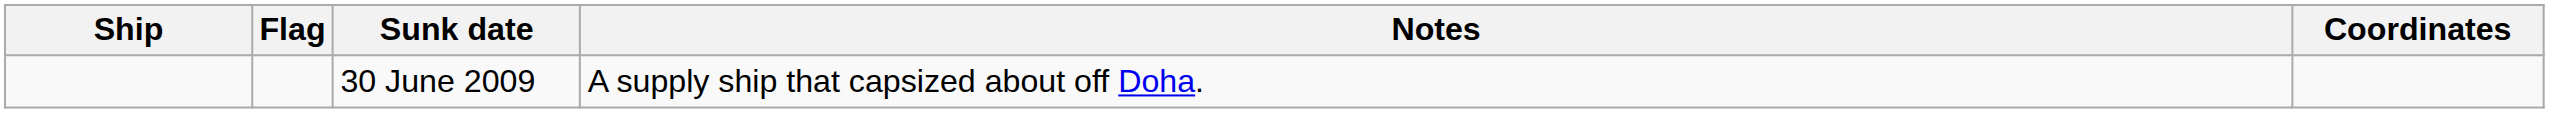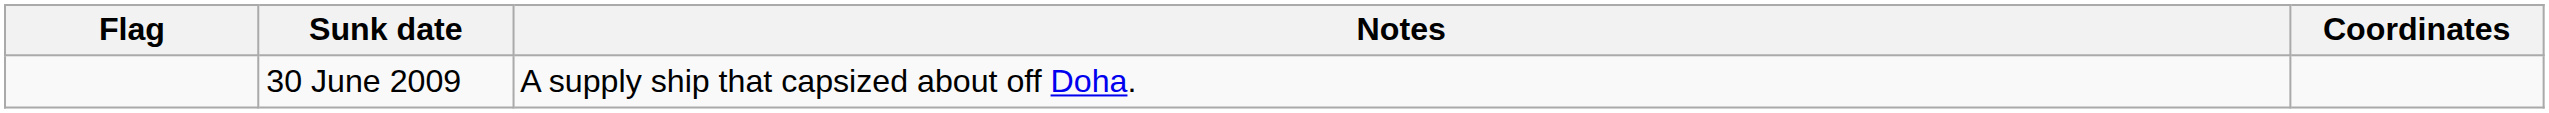- column: (129, 30)
